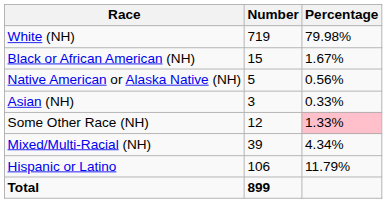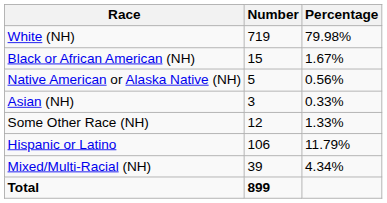(324, 123) pink background -> (324, 123) no background
rows swapped: (79, 144) <-> (62, 166)
